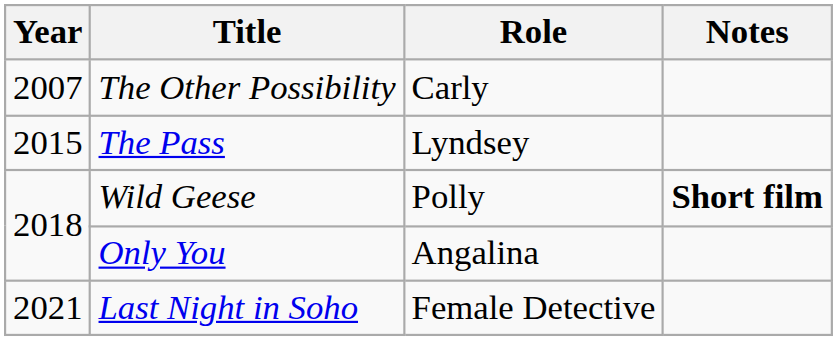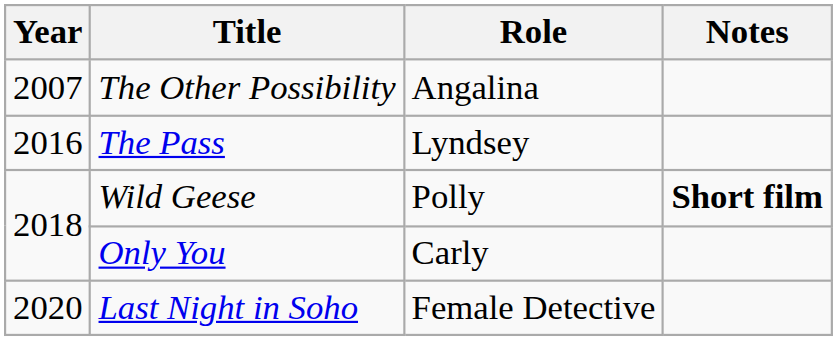(450, 87) Carly -> (475, 87) Angalina
(48, 142) 2015 -> (48, 142) 2016
(475, 252) Angalina -> (450, 252) Carly
(48, 307) 2021 -> (48, 307) 2020
